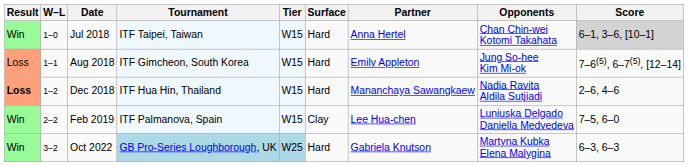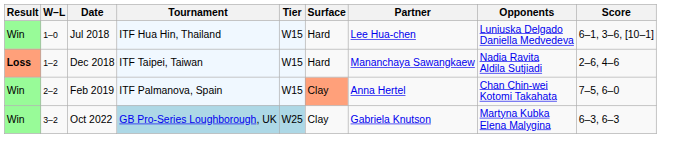(161, 35) ITF Taipei, Taiwan -> (170, 35) ITF Hua Hin, Thailand
(378, 35) Anna Hertel -> (383, 35) Lee Hua-chen
(518, 35) Chan Chin-wei Kotomi Takahata -> (527, 35) Luniuska Delgado Daniella Medvedeva
(616, 35) lightgrey background -> (616, 35) no background
- row: (92, 63)
(170, 91) ITF Hua Hin, Thailand -> (161, 63) ITF Taipei, Taiwan
(318, 119) no background -> (318, 91) lightsalmon background
(383, 119) Lee Hua-chen -> (378, 91) Anna Hertel
(527, 119) Luniuska Delgado Daniella Medvedeva -> (518, 91) Chan Chin-wei Kotomi Takahata
(319, 147) Hard -> (318, 119) Clay
